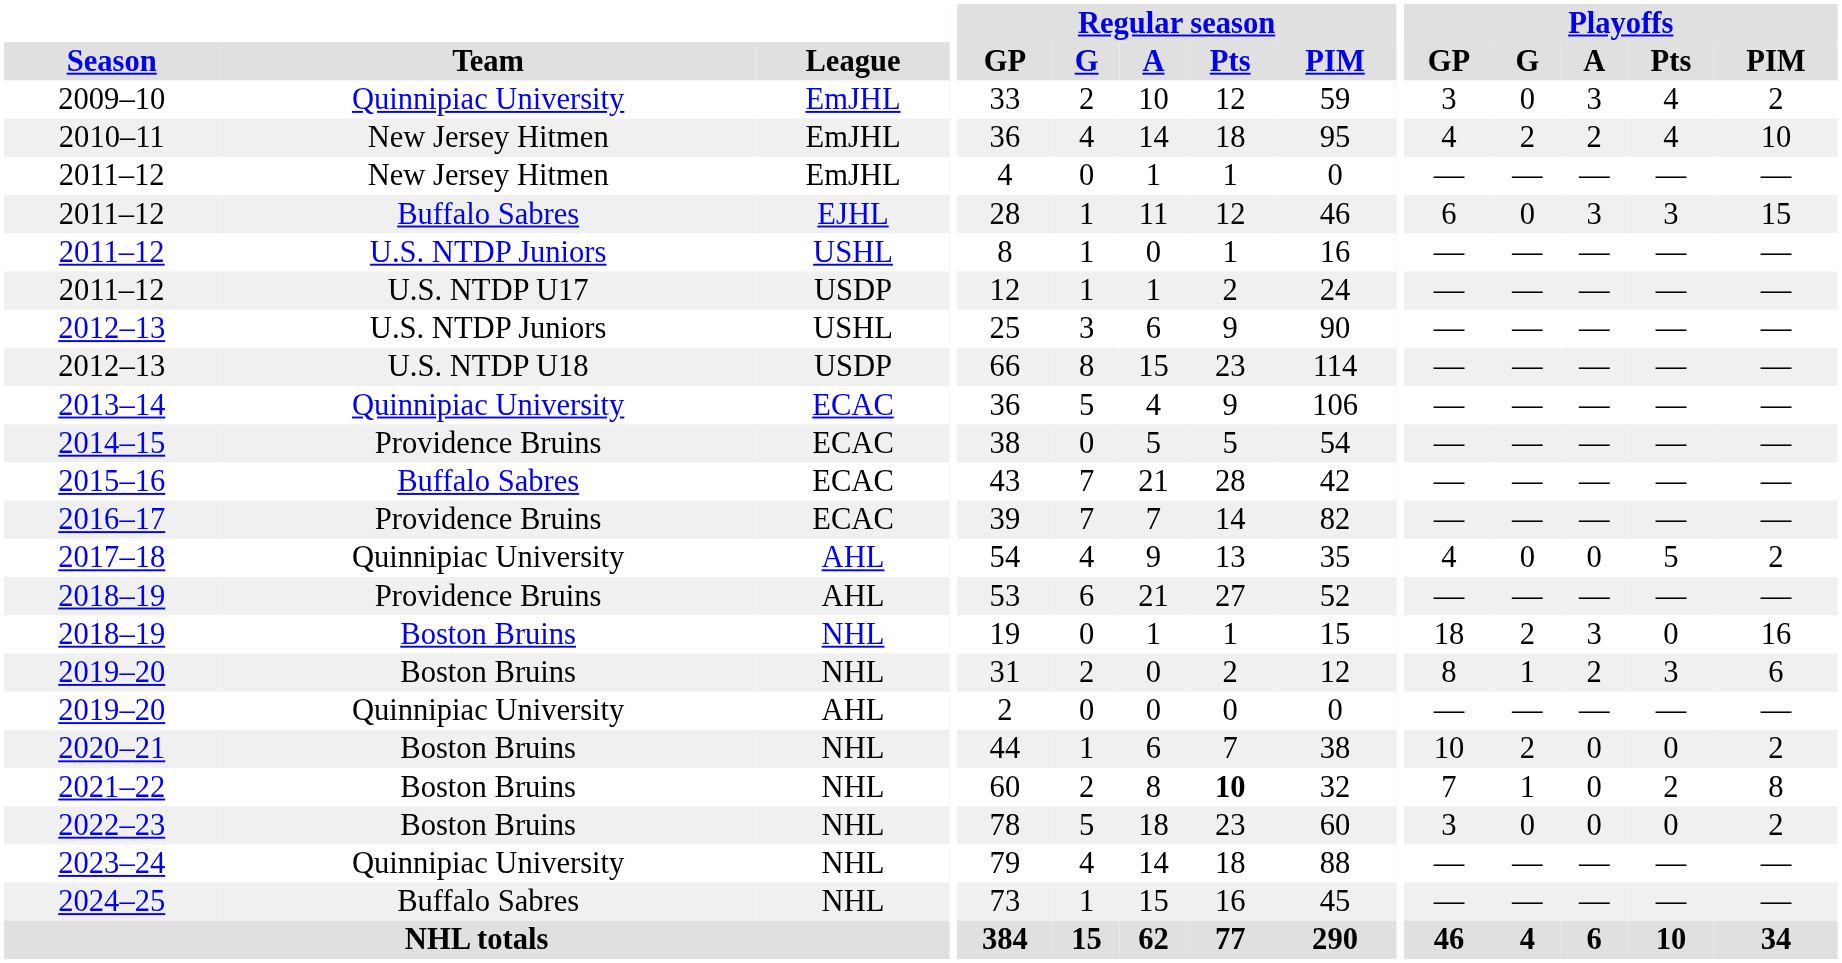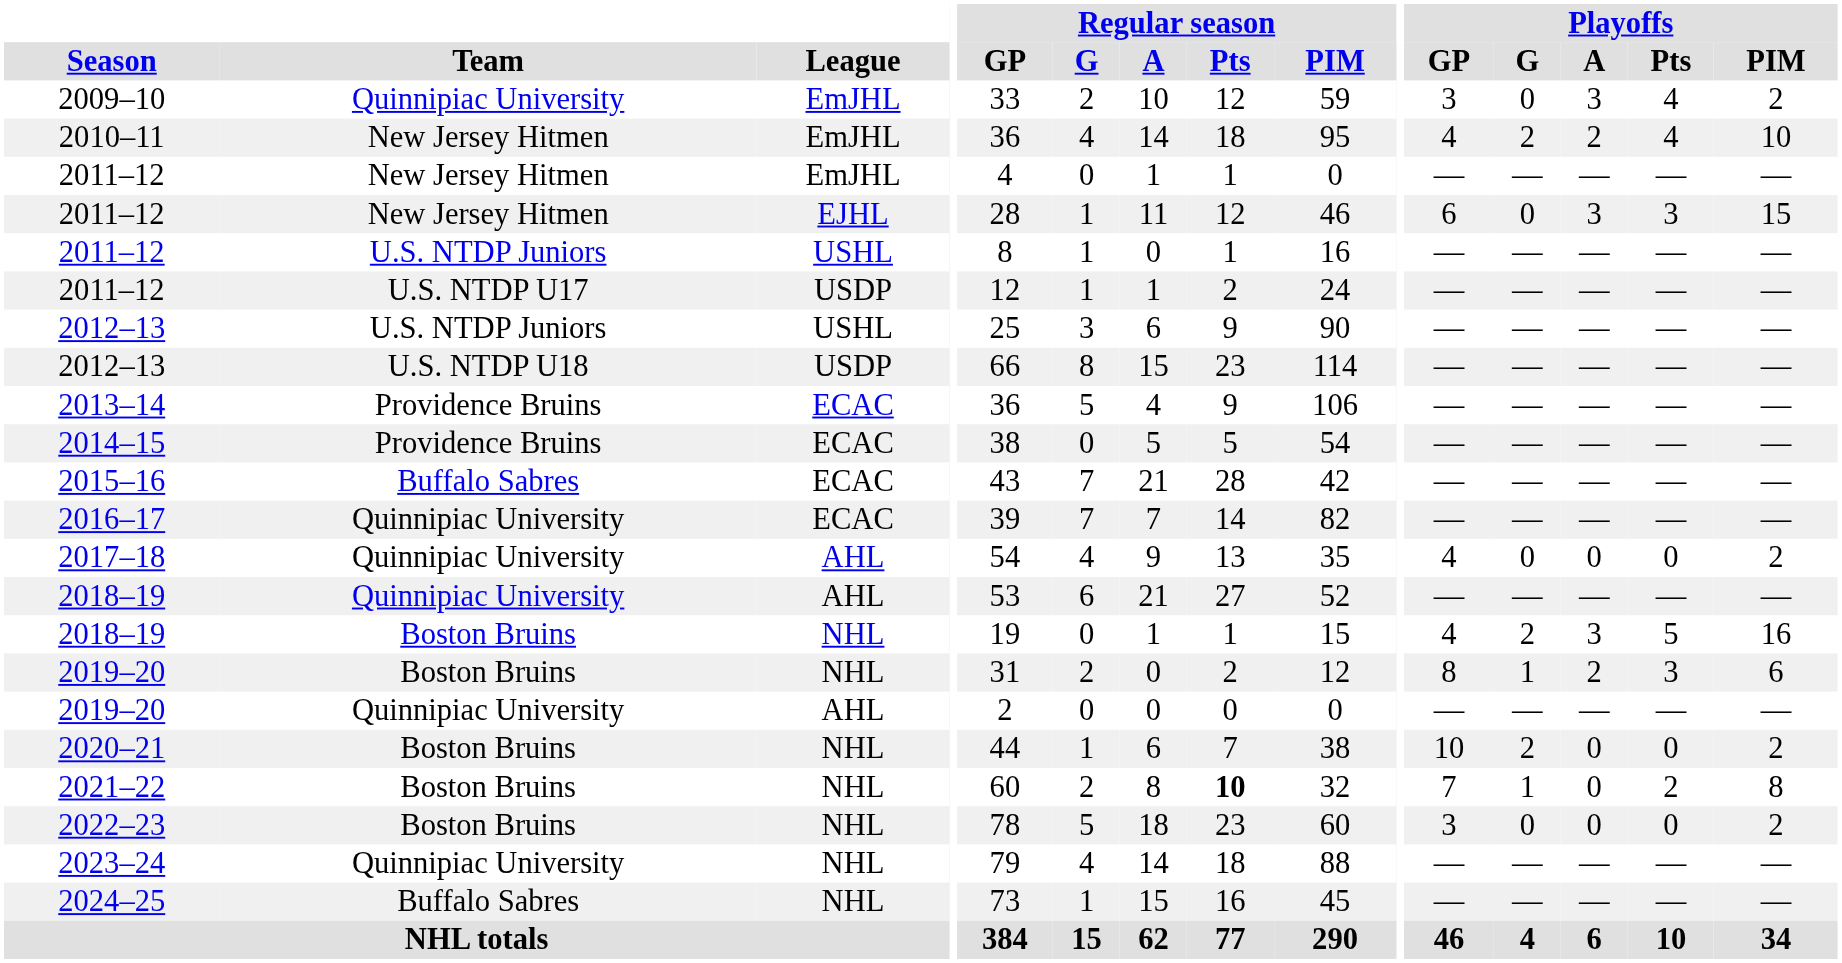(488, 213) Buffalo Sabres -> (488, 213) New Jersey Hitmen
(488, 404) Quinnipiac University -> (488, 404) Providence Bruins
(488, 519) Providence Bruins -> (488, 519) Quinnipiac University
(1671, 557) 5 -> (1671, 557) 0
(488, 595) Providence Bruins -> (488, 595) Quinnipiac University
(1449, 633) 18 -> (1449, 633) 4
(1671, 633) 0 -> (1671, 633) 5
